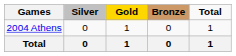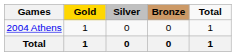columns swapped: (127, 12) <-> (85, 12)
